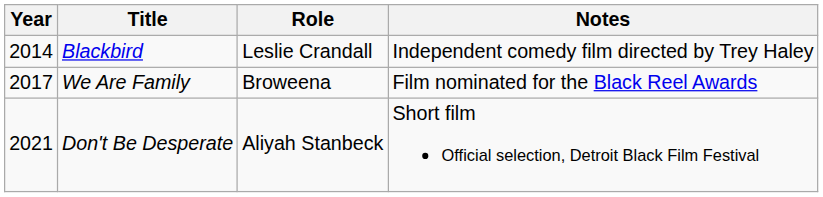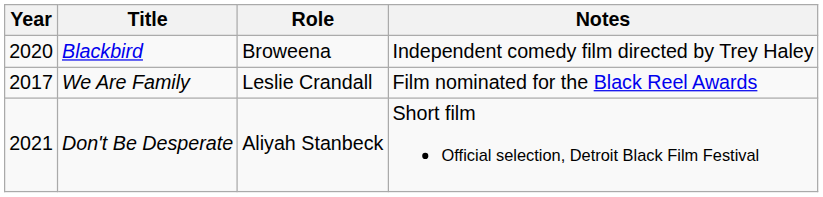(31, 51) 2014 -> (31, 51) 2020
(307, 51) Leslie Crandall -> (287, 51) Broweena
(287, 82) Broweena -> (307, 82) Leslie Crandall
